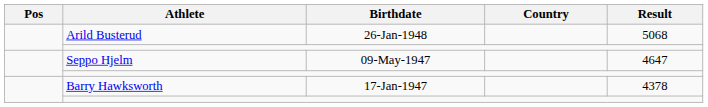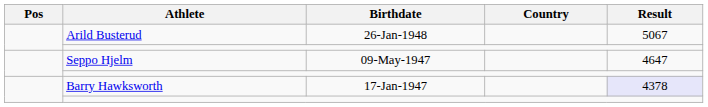(655, 34) 5068 -> (655, 34) 5067
(655, 86) no background -> (655, 86) lavender background
